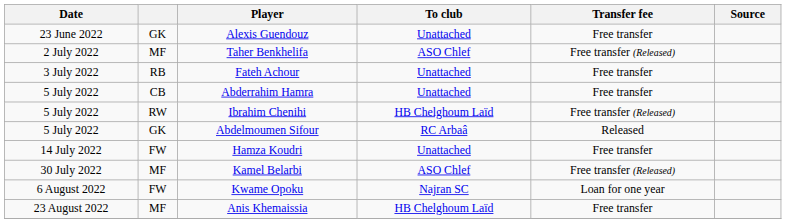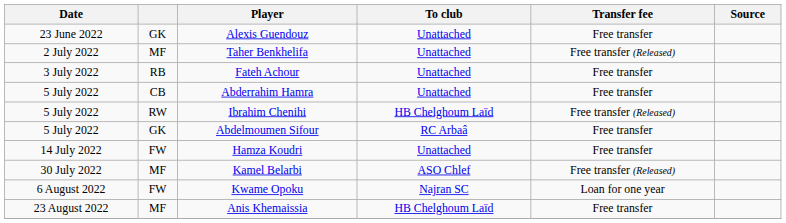(444, 53) ASO Chlef -> (444, 53) Unattached
(623, 131) Released -> (623, 131) Free transfer
